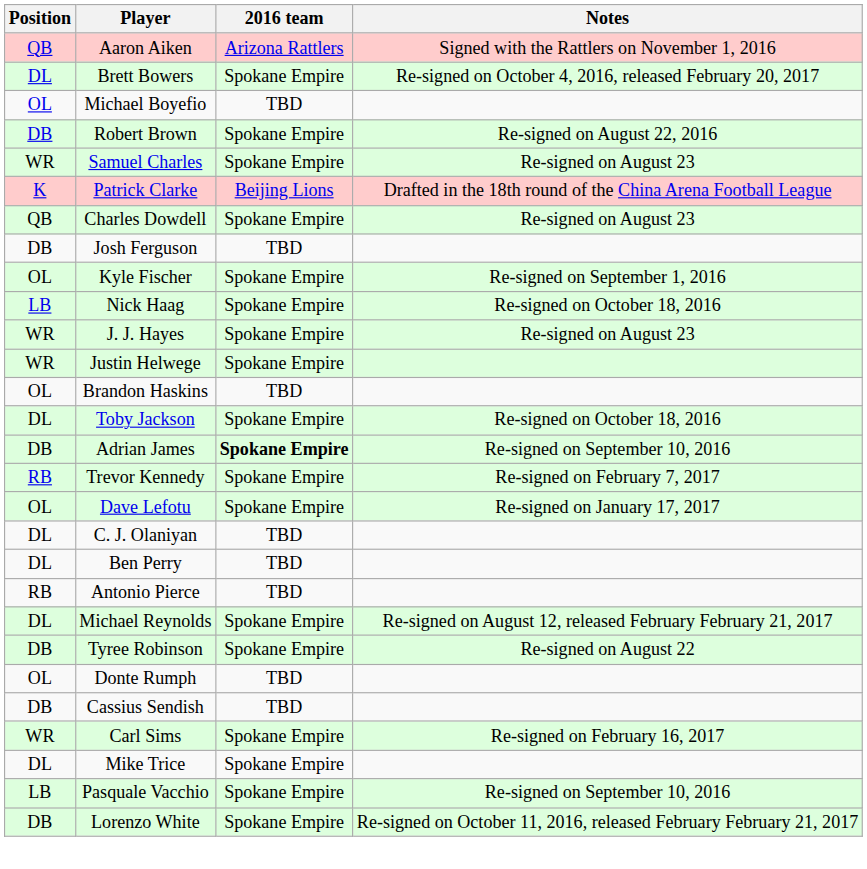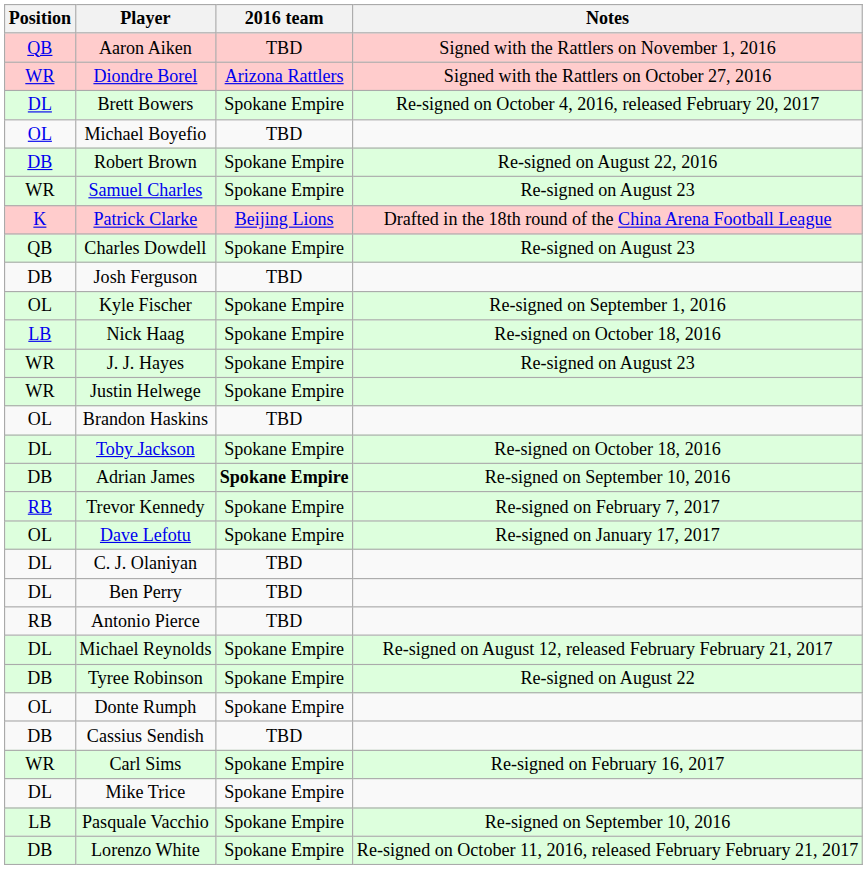(284, 47) Arizona Rattlers -> (284, 47) TBD
+ row: (145, 76)
(284, 678) TBD -> (284, 707) Spokane Empire
